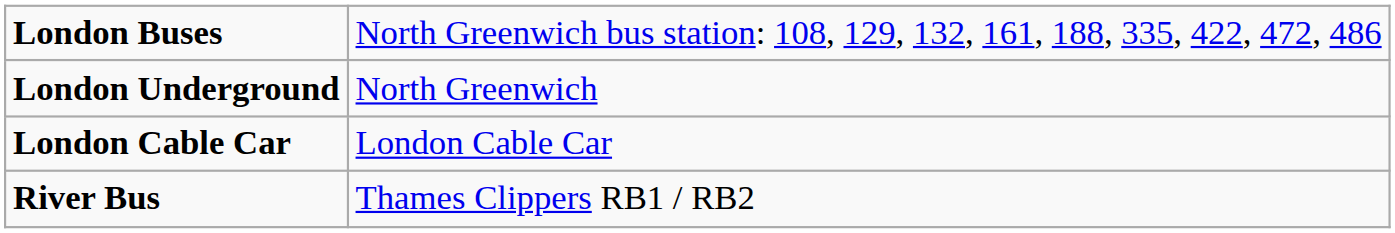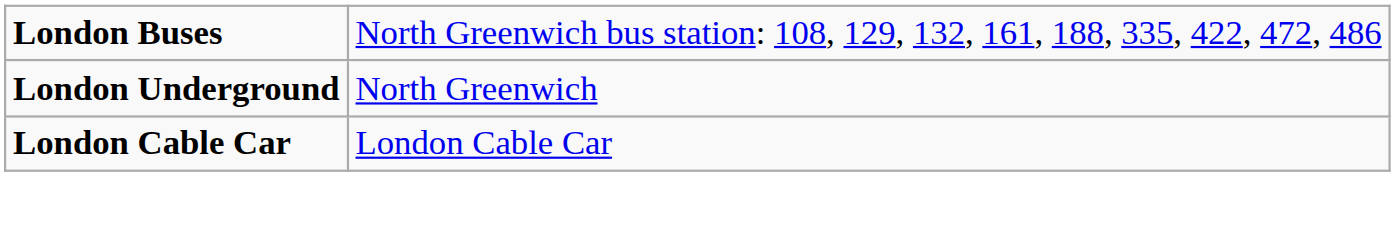- row: (87, 197)
